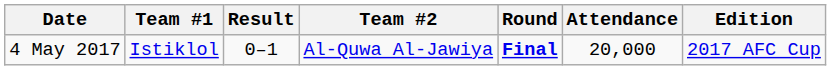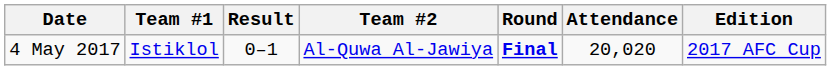(622, 50) 20,000 -> (622, 50) 20,020
